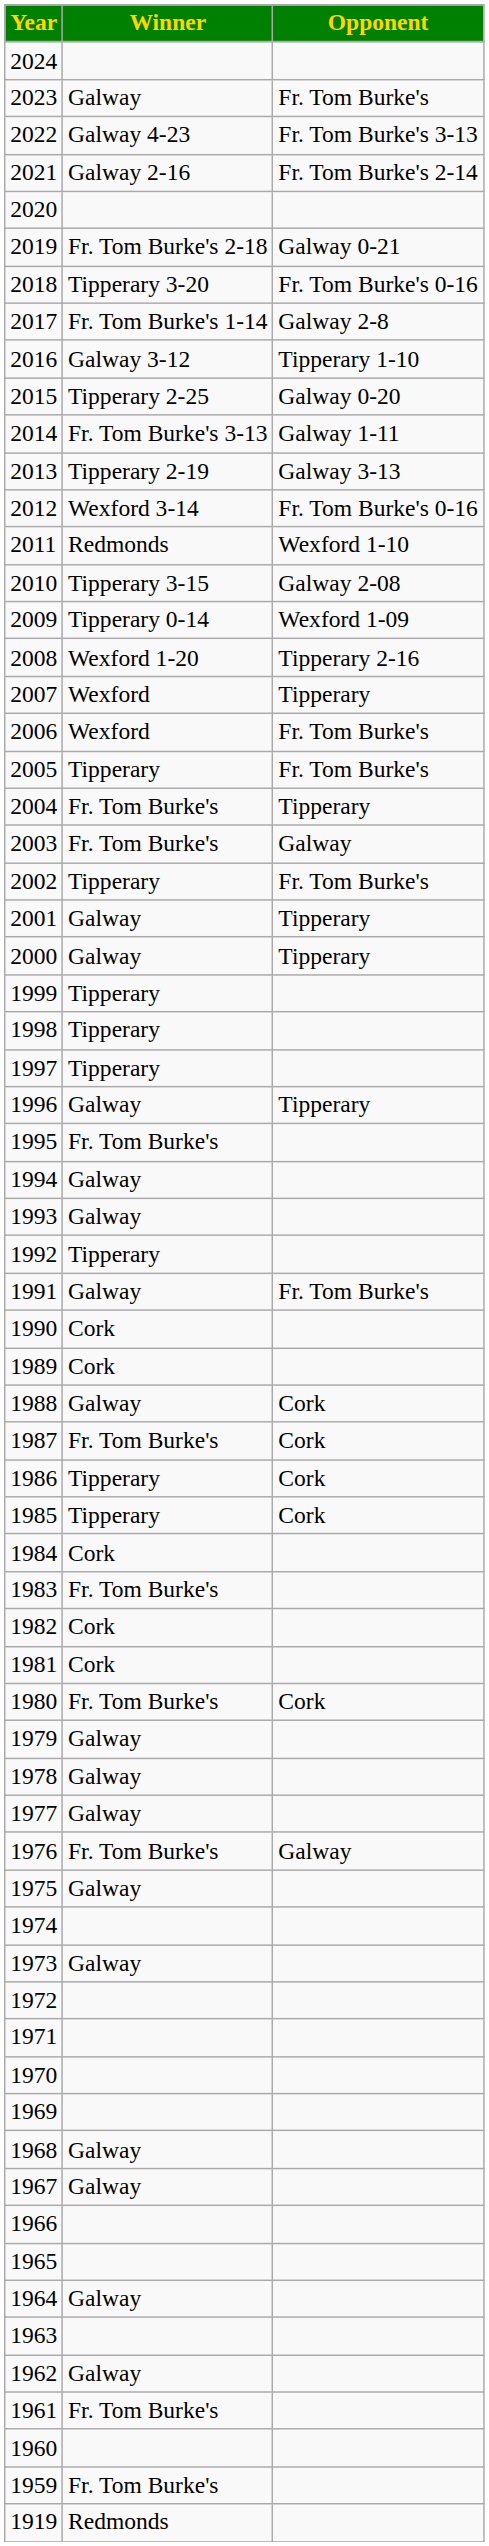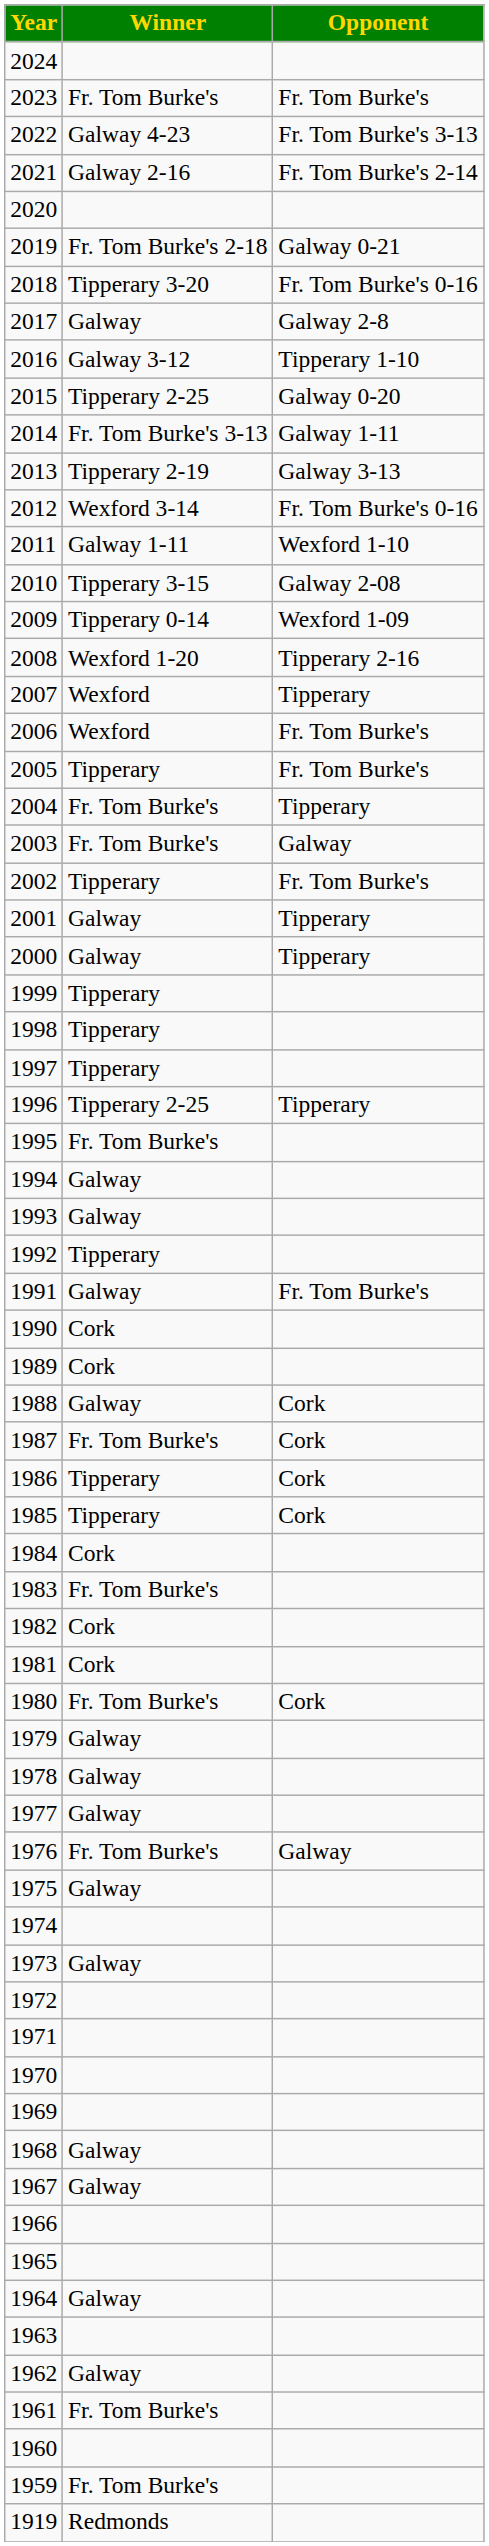(105, 97) Galway -> (143, 97) Fr. Tom Burke's
(168, 321) Fr. Tom Burke's 1-14 -> (105, 321) Galway
(118, 545) Redmonds -> (129, 545) Galway 1-11
(105, 1104) Galway -> (138, 1104) Tipperary 2-25
